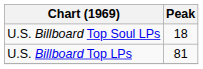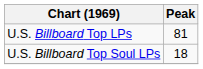rows swapped: (70, 53) <-> (84, 34)
